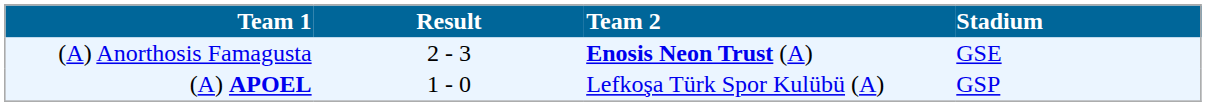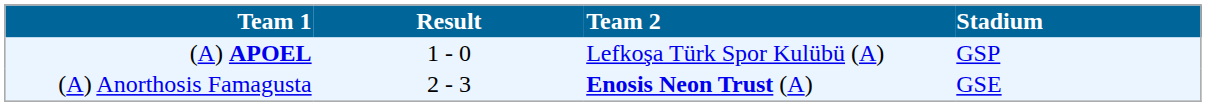rows swapped: (251, 84) <-> (185, 52)
